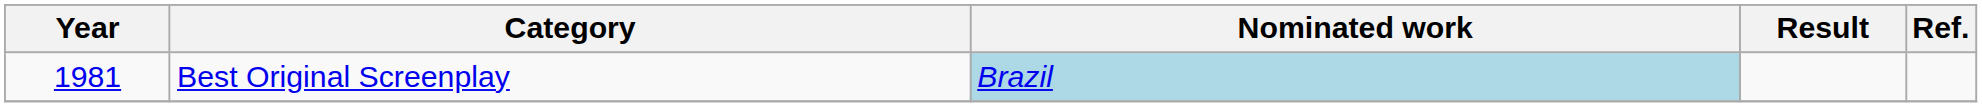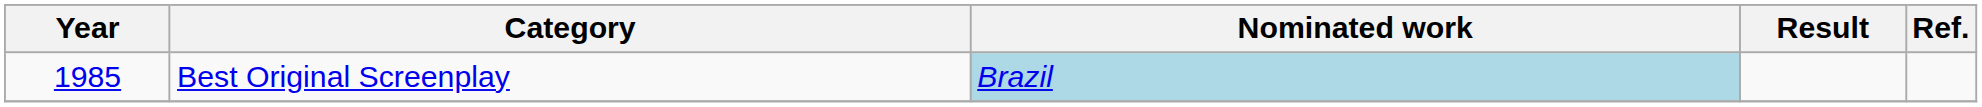(88, 76) 1981 -> (88, 76) 1985
